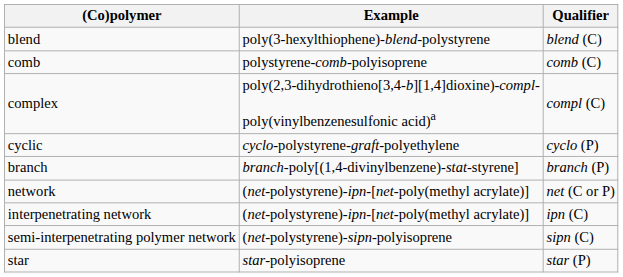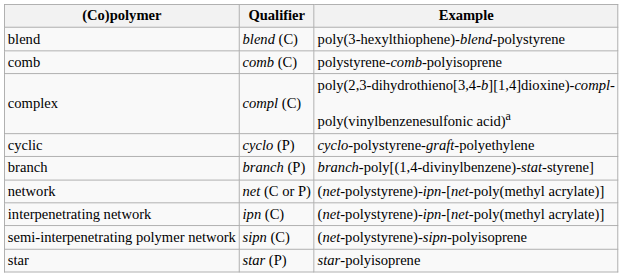columns swapped: (581, 16) <-> (391, 16)
